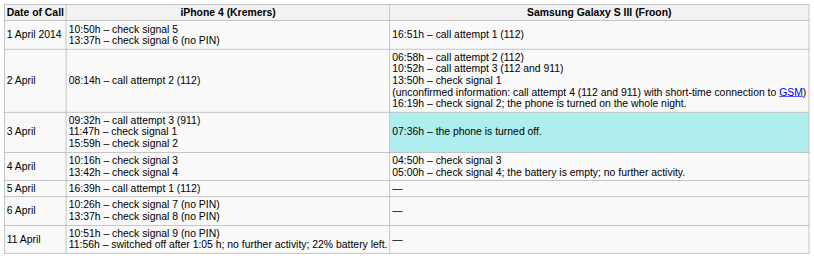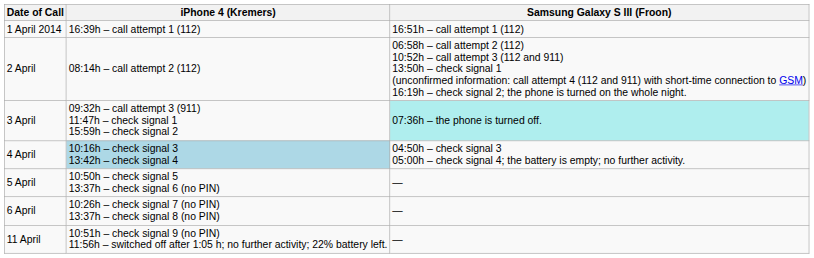(144, 35) 10:50h – check signal 5 13:37h – check signal 6 (no PIN) -> (135, 29) 16:39h – call attempt 1 (112)
(123, 166) no background -> (123, 154) lightblue background
(135, 188) 16:39h – call attempt 1 (112) -> (144, 182) 10:50h – check signal 5 13:37h – check signal 6 (no PIN)
